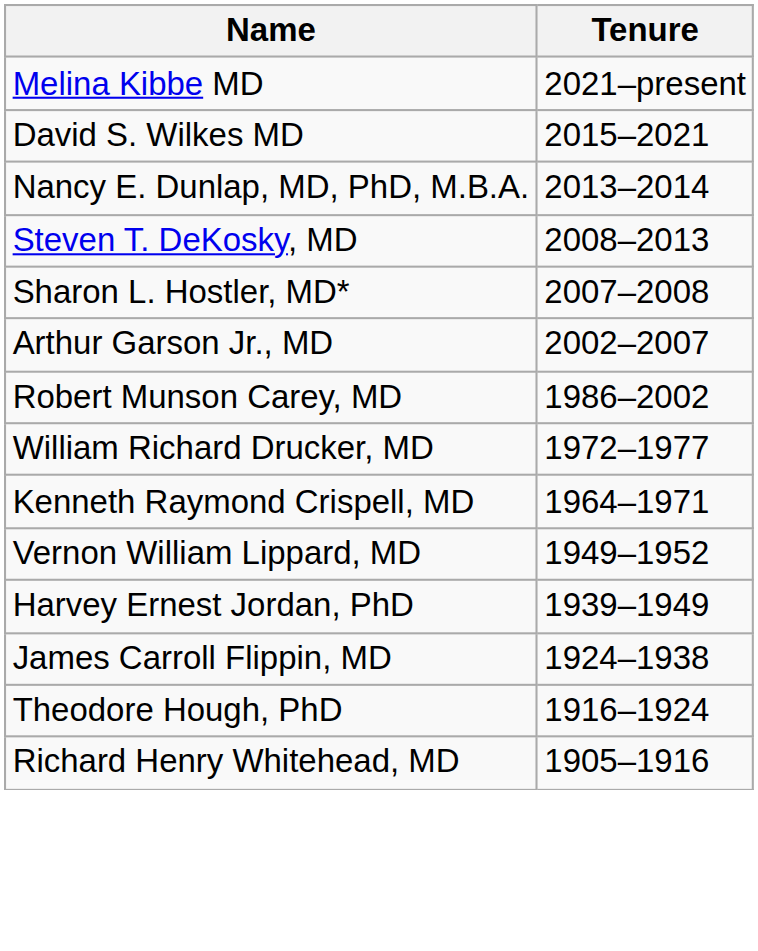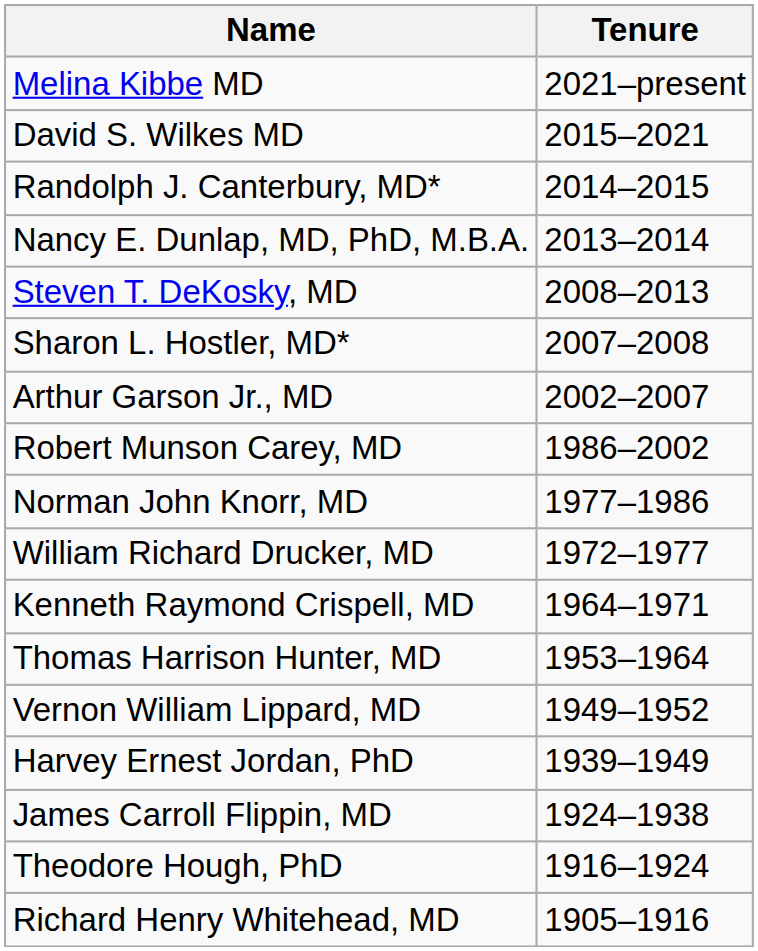+ row: (227, 187)
+ row: (190, 501)
+ row: (227, 657)
